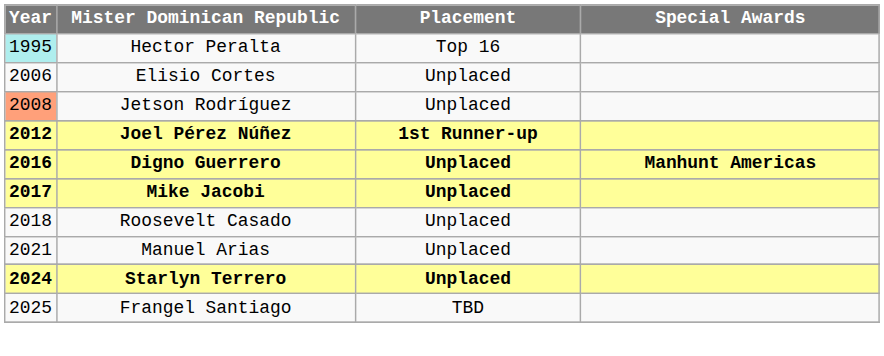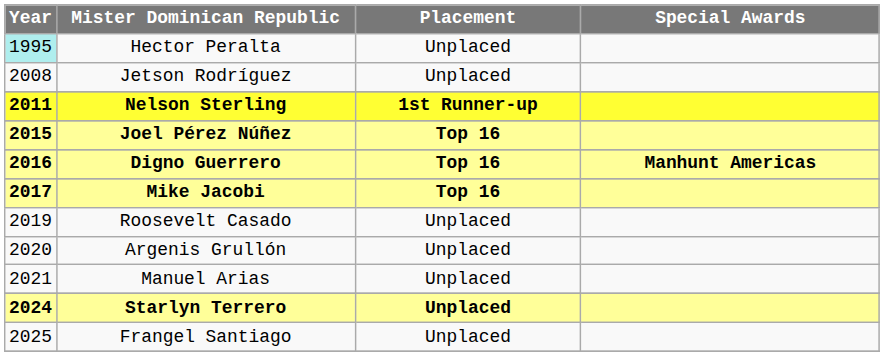(468, 48) Top 16 -> (468, 48) Unplaced
- row: (206, 77)
(31, 106) lightsalmon background -> (31, 77) no background
+ row: (206, 106)
(31, 135) 2012 -> (31, 135) 2015
(468, 135) 1st Runner-up -> (468, 135) Top 16
(468, 164) Unplaced -> (468, 164) Top 16
(468, 193) Unplaced -> (468, 193) Top 16
(31, 222) 2018 -> (31, 222) 2019
+ row: (206, 251)
(468, 309) TBD -> (468, 338) Unplaced
